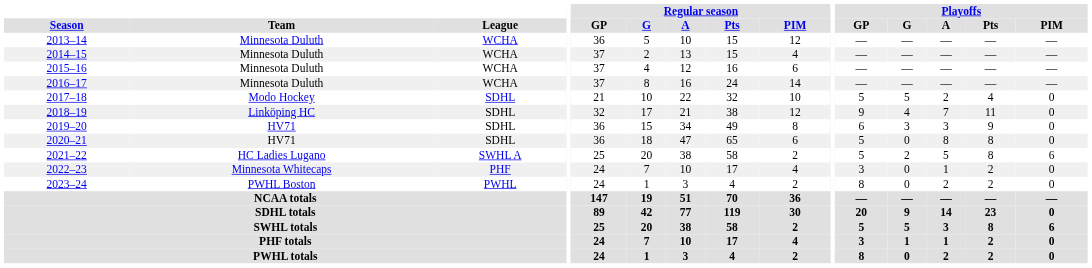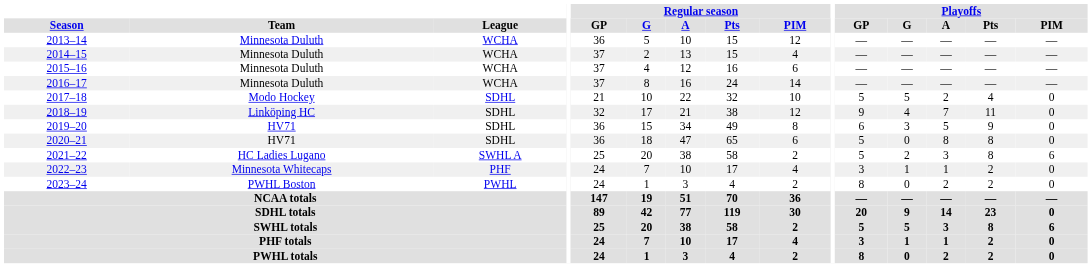(946, 126) 3 -> (946, 126) 5
(946, 155) 5 -> (946, 155) 3
(907, 169) 0 -> (907, 169) 1
